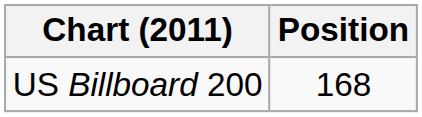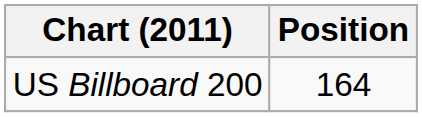(343, 83) 168 -> (343, 83) 164
